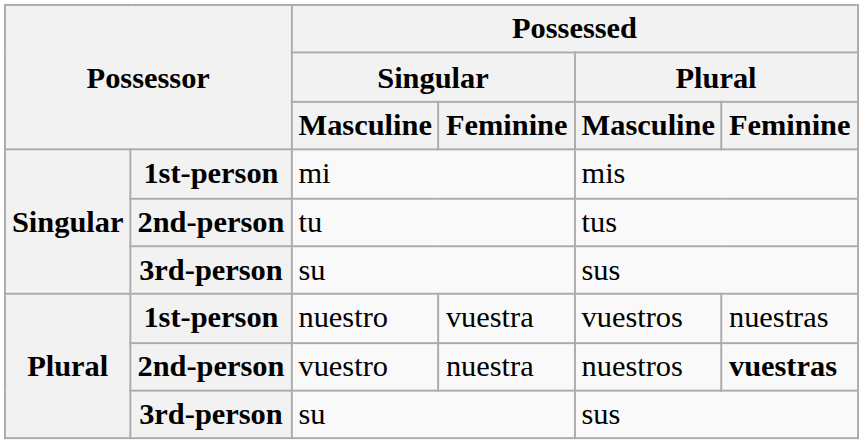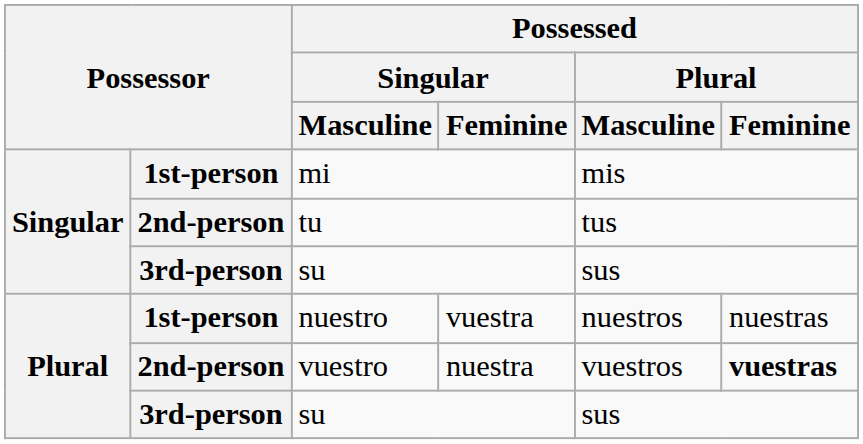(632, 317) vuestros -> (632, 317) nuestros
(632, 366) nuestros -> (632, 366) vuestros
